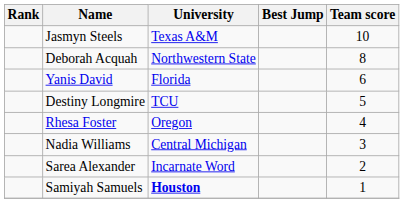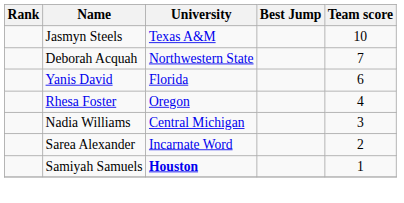(363, 58) 8 -> (360, 58) 7
- row: (95, 101)
